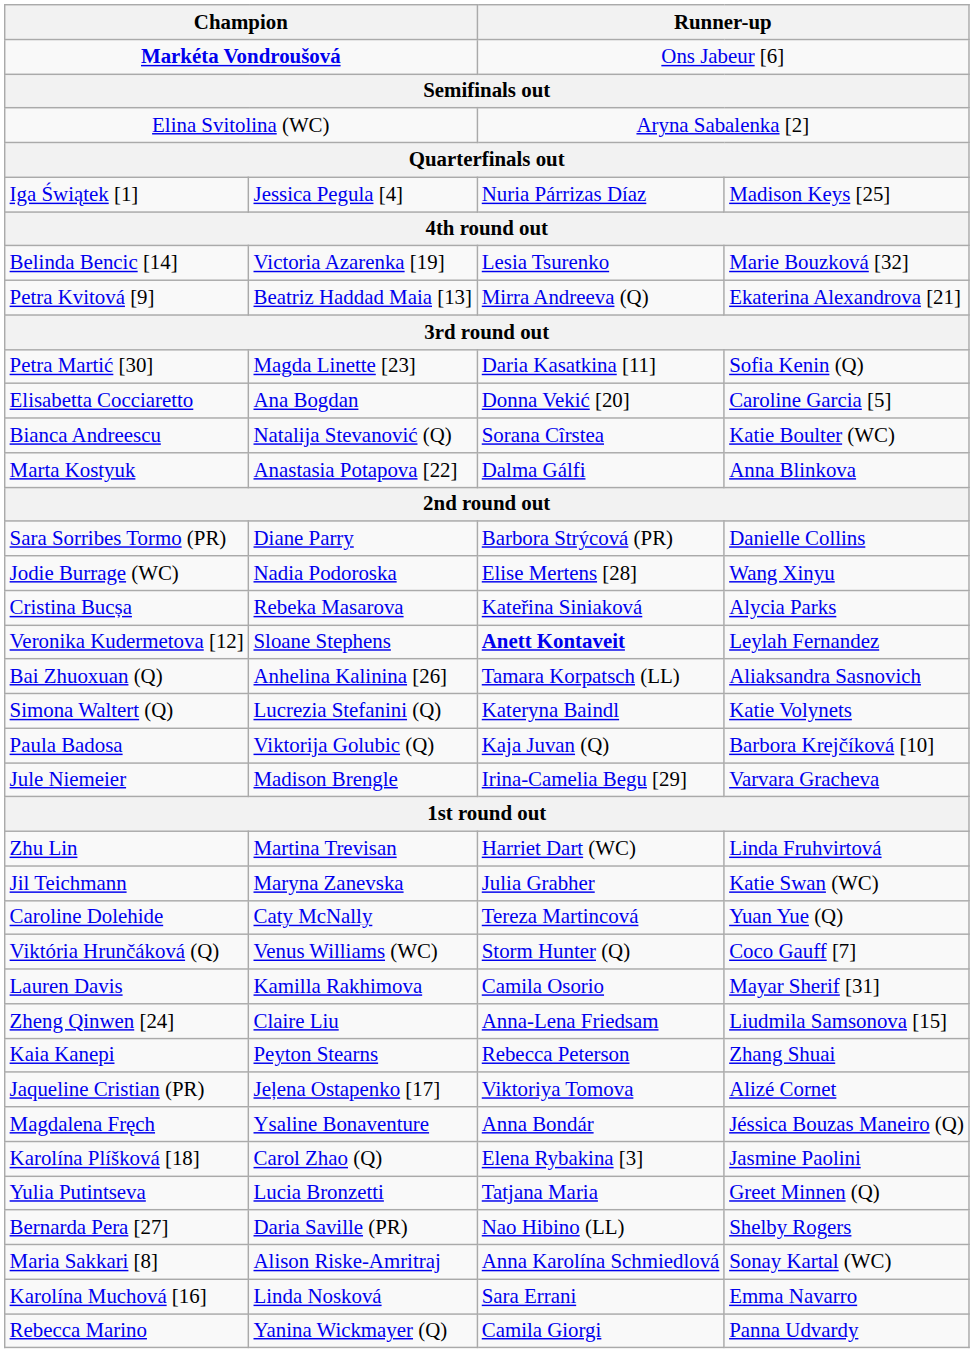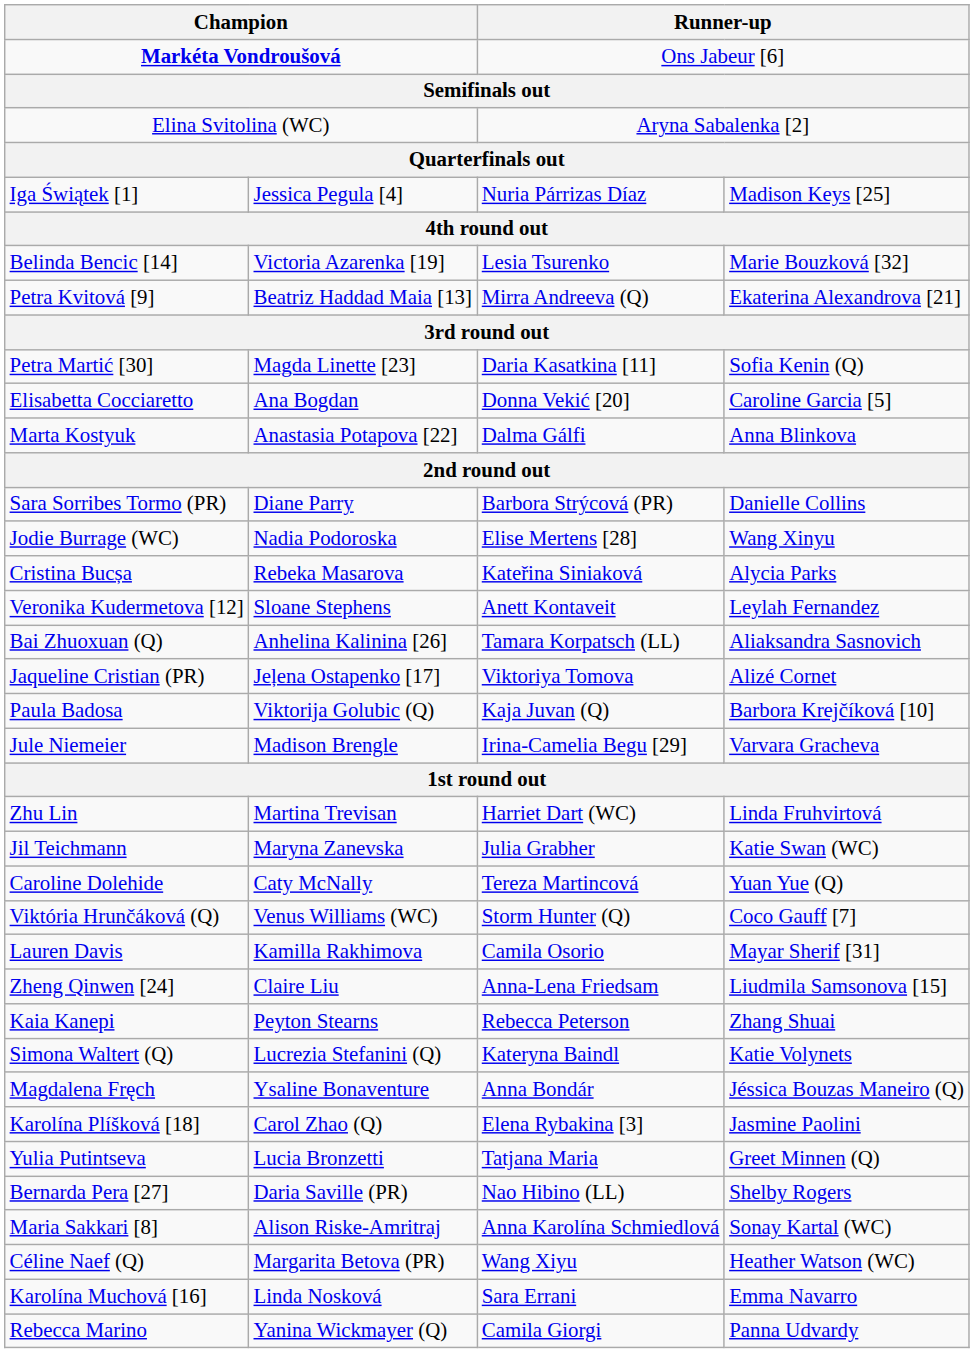- row: (85, 435)
(553, 641) bold -> (549, 607) normal
rows swapped: (107, 1089) <-> (91, 710)
+ row: (77, 1261)
